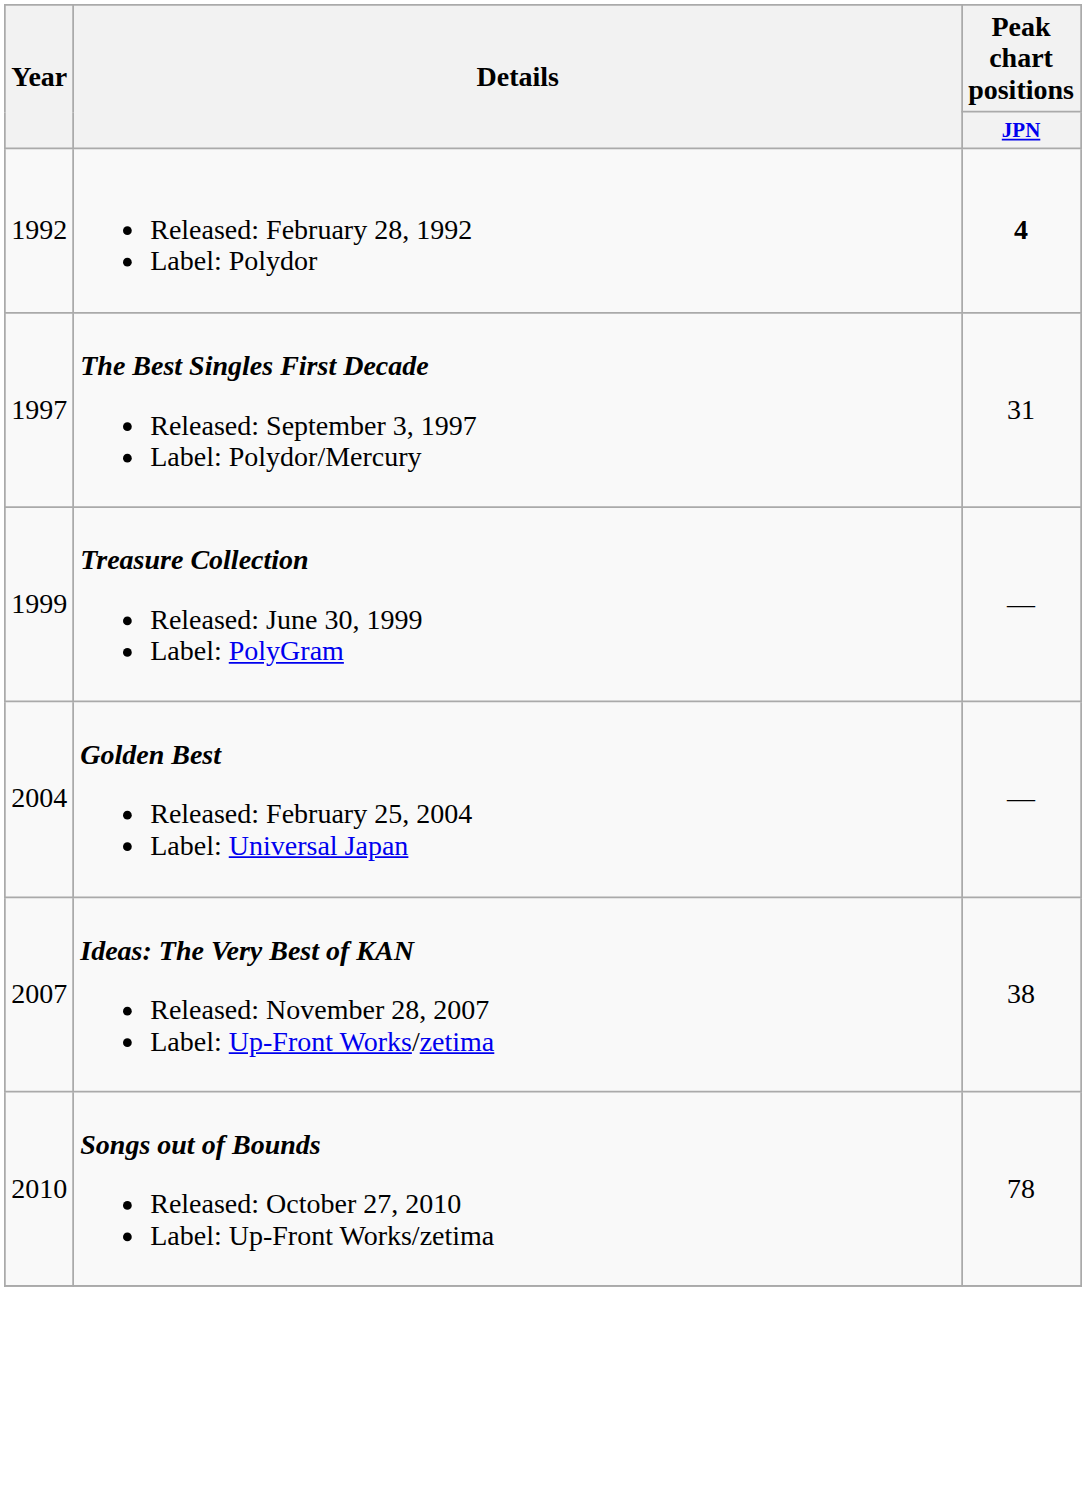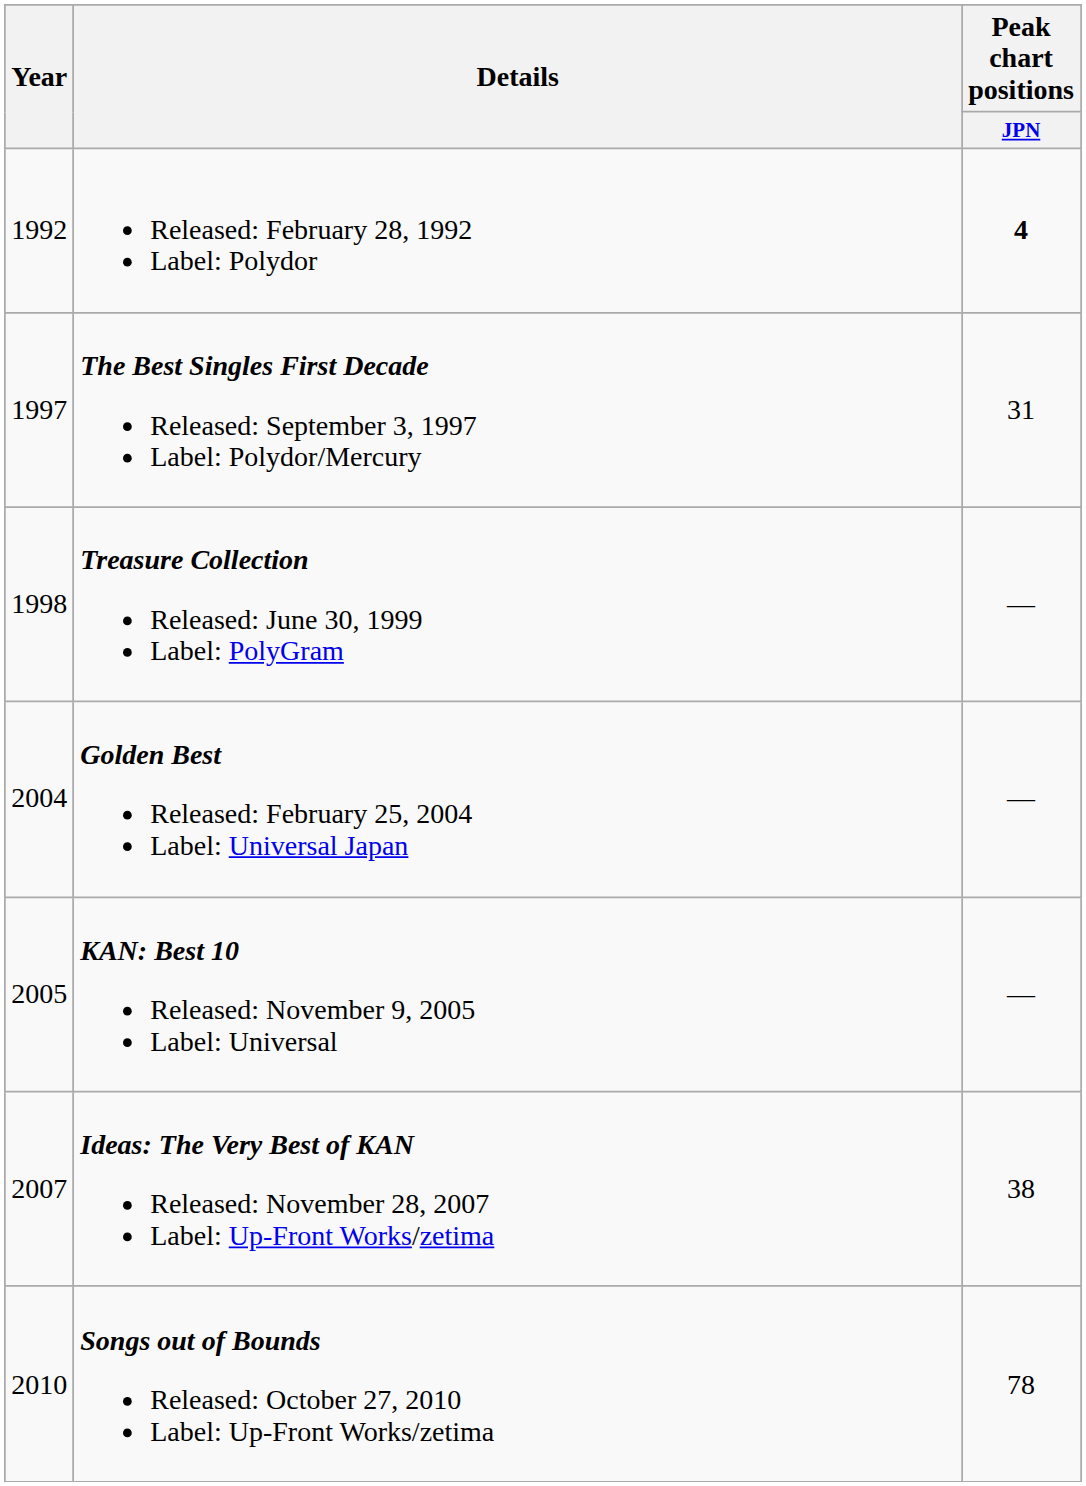(39, 604) 1999 -> (39, 604) 1998
+ row: (518, 996)
